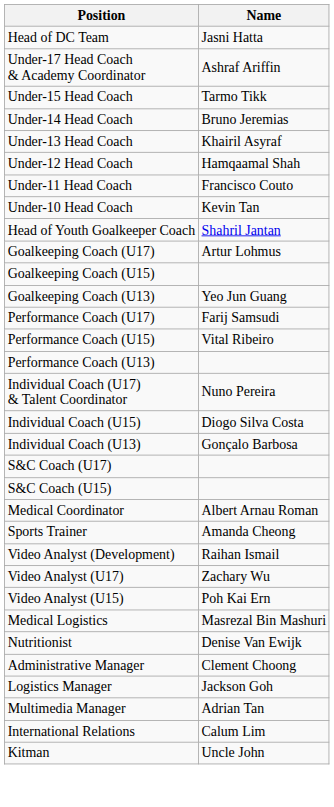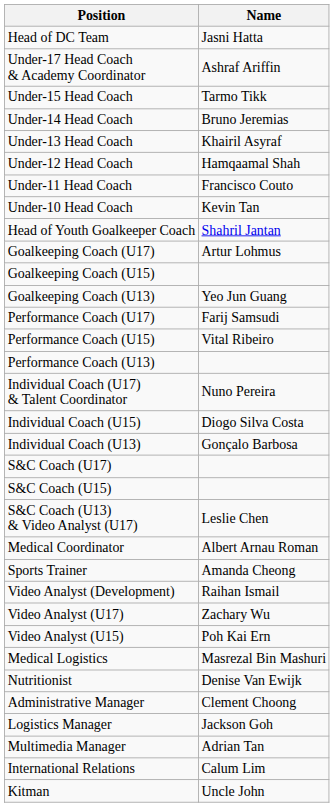+ row: (73, 518)
